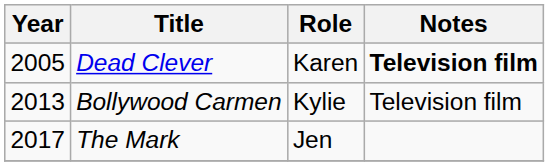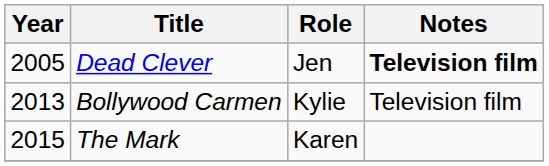(326, 62) Karen -> (313, 62) Jen
(38, 140) 2017 -> (38, 140) 2015
(313, 140) Jen -> (326, 140) Karen
